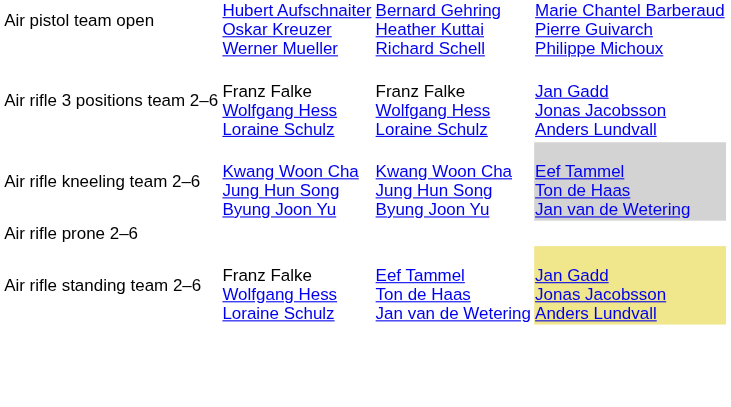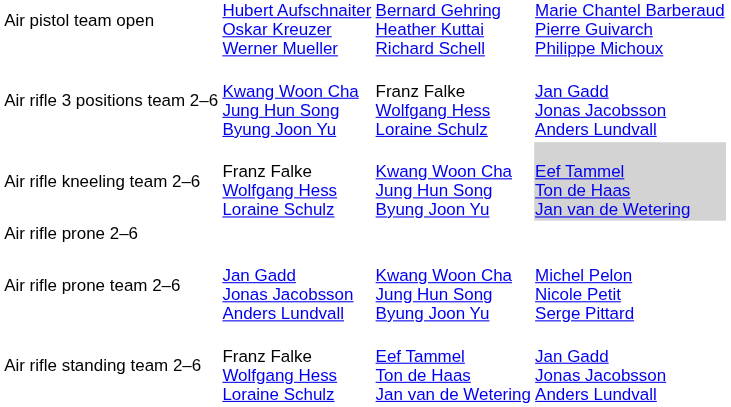(280, 110) Franz Falke Wolfgang Hess Loraine Schulz -> (291, 110) Kwang Woon Cha Jung Hun Song Byung Joon Yu
(291, 190) Kwang Woon Cha Jung Hun Song Byung Joon Yu -> (280, 190) Franz Falke Wolfgang Hess Loraine Schulz
+ row: (92, 285)
(601, 294) khaki background -> (601, 375) no background
